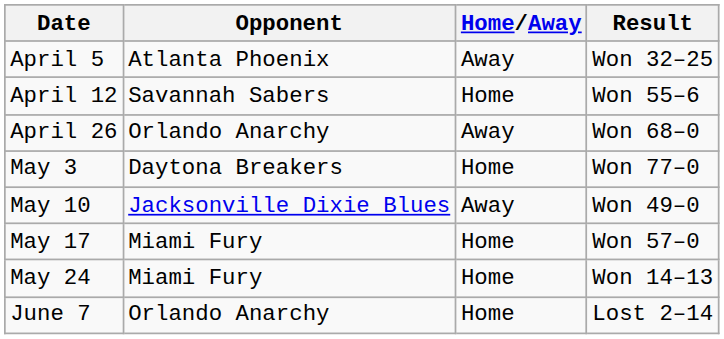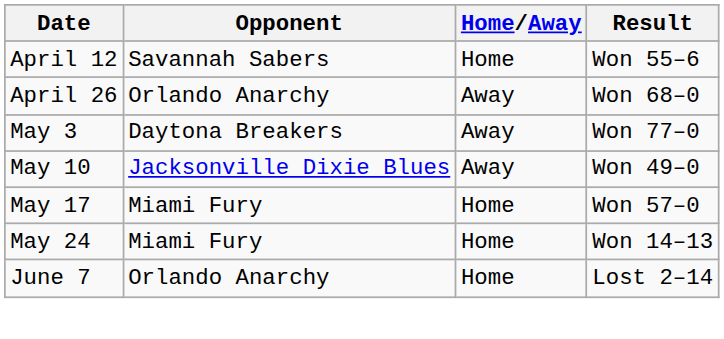- row: (57, 60)
(488, 169) Home -> (488, 132) Away
